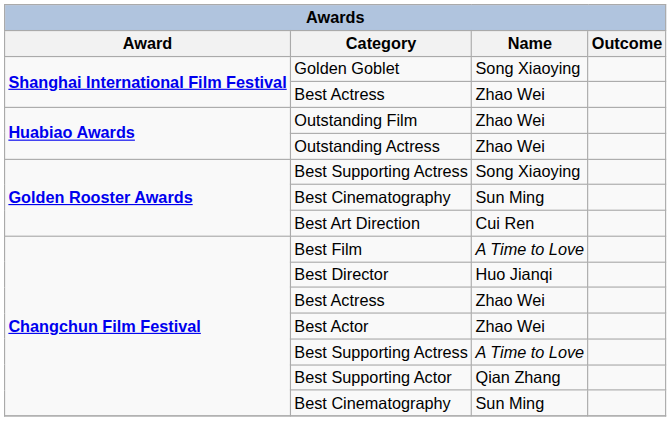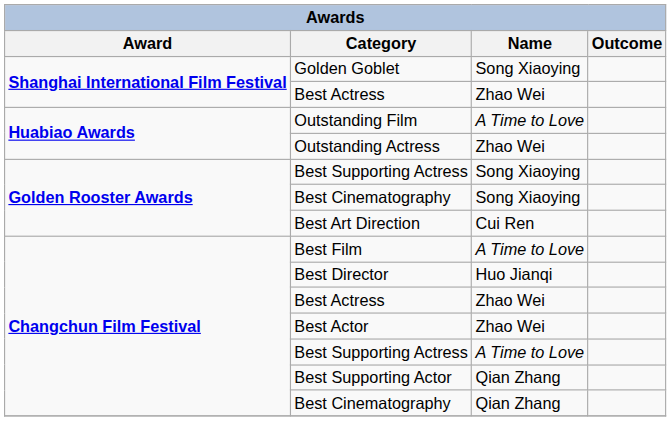(510, 121) Zhao Wei -> (530, 121) A Time to Love
(510, 198) Sun Ming -> (528, 198) Song Xiaoying
(510, 403) Sun Ming -> (518, 403) Qian Zhang
